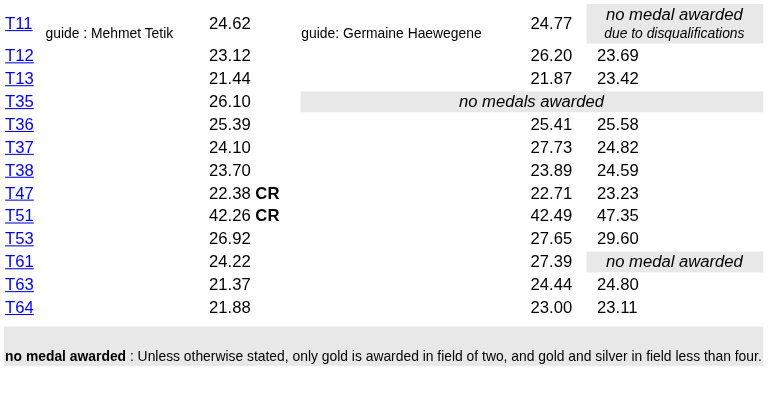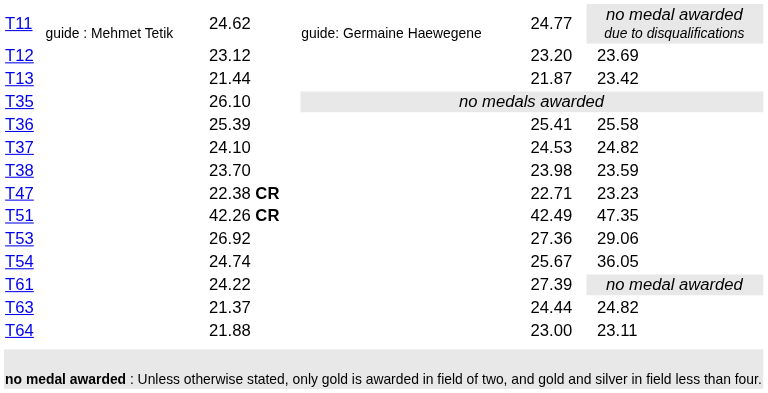(551, 56) 26.20 -> (551, 56) 23.20
(551, 147) 27.73 -> (551, 147) 24.53
(551, 170) 23.89 -> (551, 170) 23.98
(618, 170) 24.59 -> (618, 170) 23.59
(551, 239) 27.65 -> (551, 239) 27.36
(618, 239) 29.60 -> (618, 239) 29.06
+ row: (19, 261)
(618, 284) 24.80 -> (618, 307) 24.82
